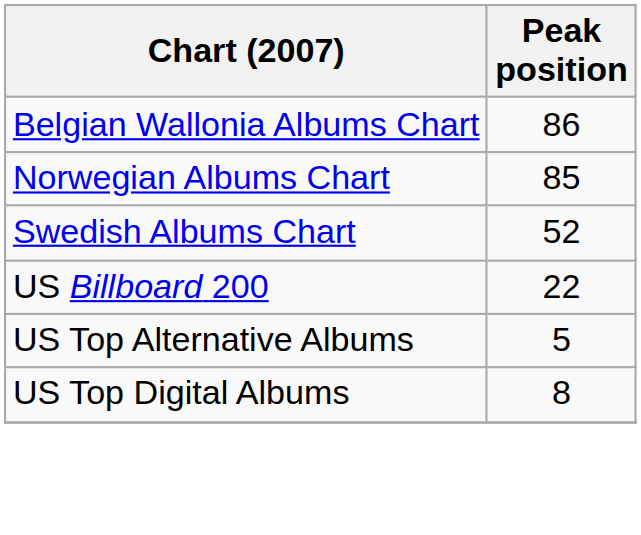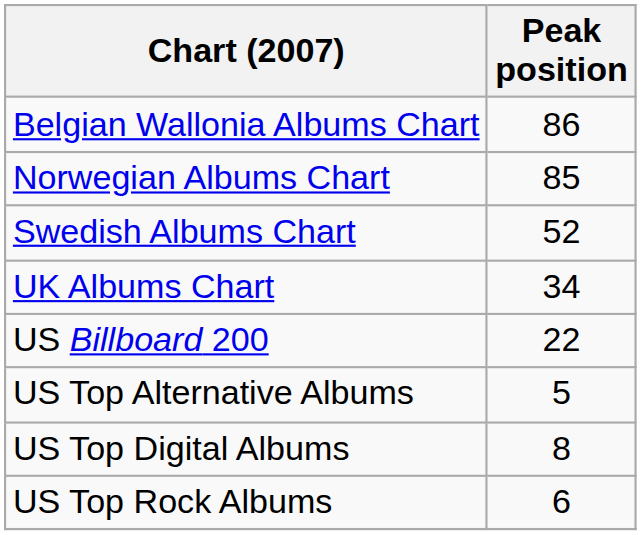+ row: (144, 286)
+ row: (173, 502)
